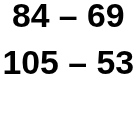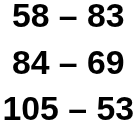+ row: (68, 16)
